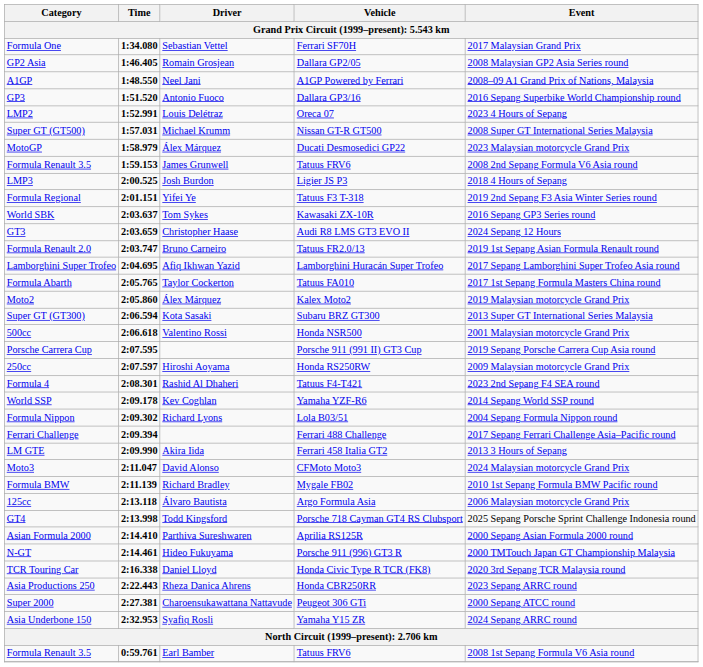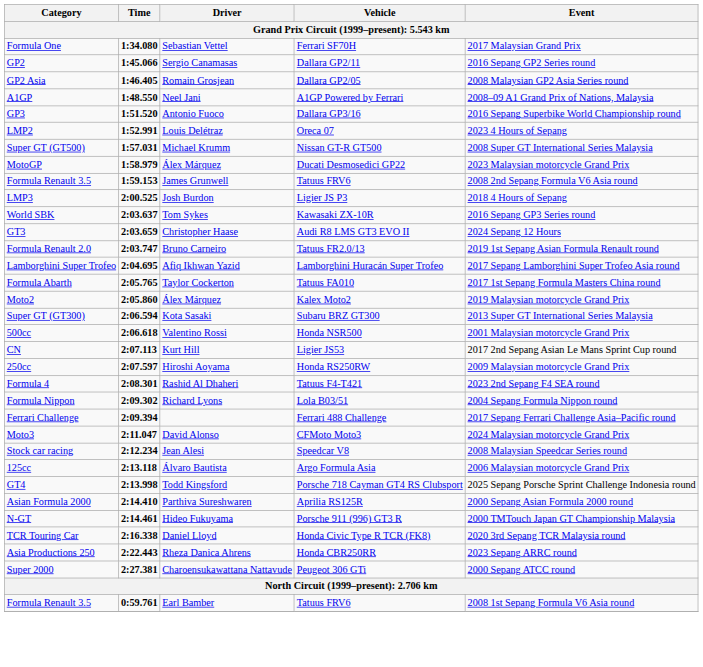+ row: (16, 63)
- row: (44, 198)
+ row: (14, 350)
- row: (49, 350)
- row: (29, 401)
- row: (26, 451)
- row: (38, 485)
+ row: (40, 451)
- row: (49, 620)
